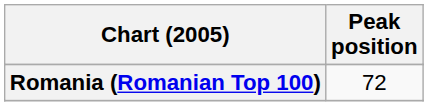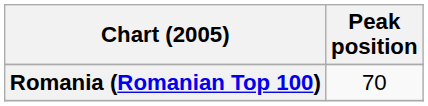(374, 82) 72 -> (374, 82) 70
